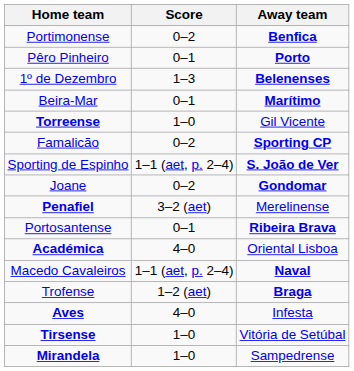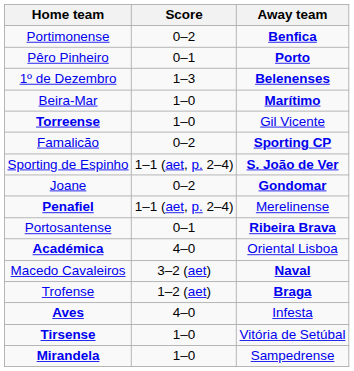(184, 100) 0–1 -> (184, 100) 1–0
(184, 206) 3–2 (aet) -> (184, 206) 1–1 (aet, p. 2–4)
(184, 270) 1–1 (aet, p. 2–4) -> (184, 270) 3–2 (aet)
